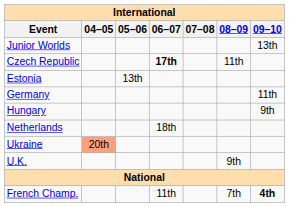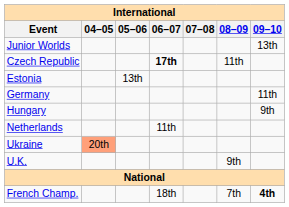(166, 128) 18th -> (166, 128) 11th
(166, 194) 11th -> (166, 194) 18th
